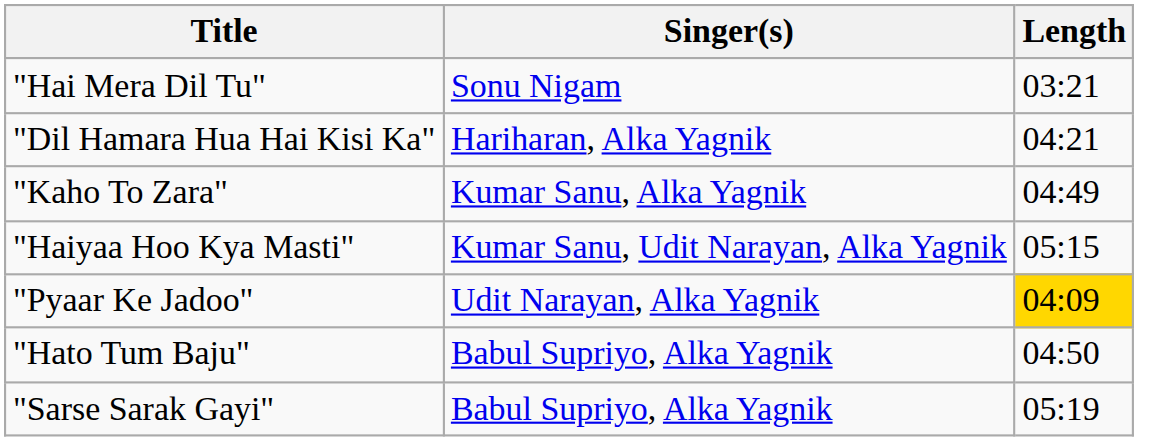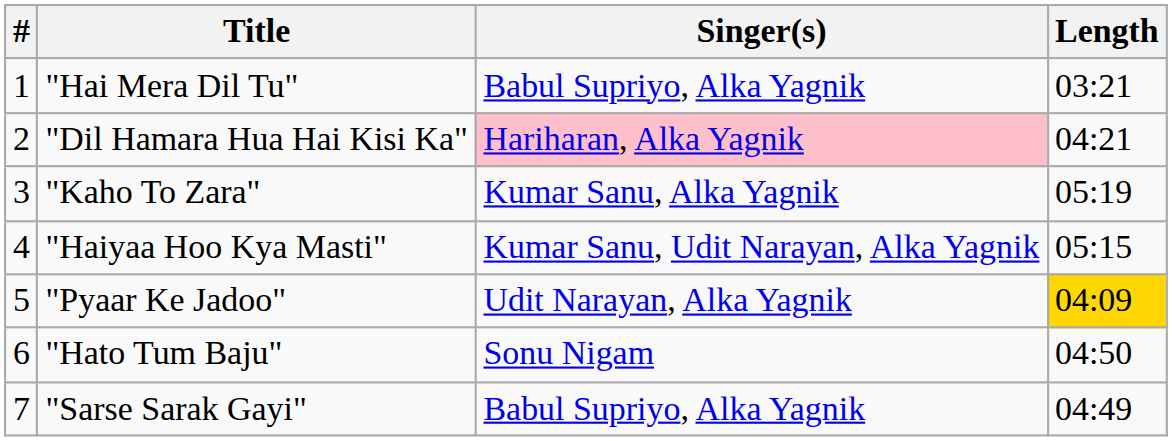+ column: (21, 31)
(536, 85) Sonu Nigam -> (674, 85) Babul Supriyo, Alka Yagnik
(611, 138) no background -> (644, 138) pink background
(1061, 192) 04:49 -> (1094, 192) 05:19
(642, 354) Babul Supriyo, Alka Yagnik -> (569, 354) Sonu Nigam
(1061, 407) 05:19 -> (1094, 407) 04:49
